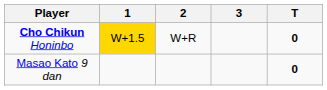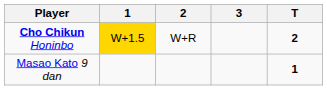(295, 38) 0 -> (295, 38) 2
(295, 69) 0 -> (295, 69) 1
